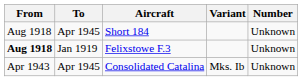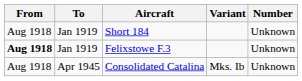(79, 31) Apr 1945 -> (77, 31) Jan 1919
(28, 66) Apr 1943 -> (29, 66) Aug 1918
